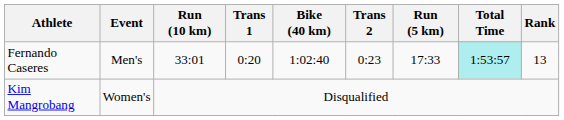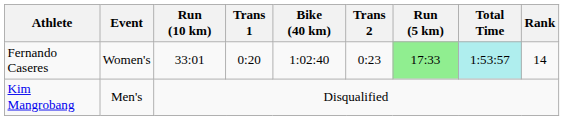(127, 60) Men's -> (127, 60) Women's
(426, 60) no background -> (426, 60) lightgreen background
(540, 60) 13 -> (540, 60) 14
(127, 97) Women's -> (127, 97) Men's
